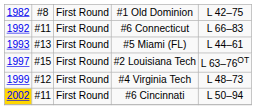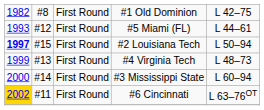- row: (155, 28)
(43, 45) #13 -> (43, 28) #12
(18, 62) normal -> (18, 45) bold
(225, 62) L 63–76OT -> (233, 45) L 50–94
(43, 80) #12 -> (43, 61) #13
+ row: (159, 77)
(225, 96) L 50–94 -> (233, 95) L 63–76OT
